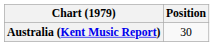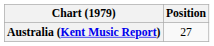(186, 32) 30 -> (186, 32) 27
